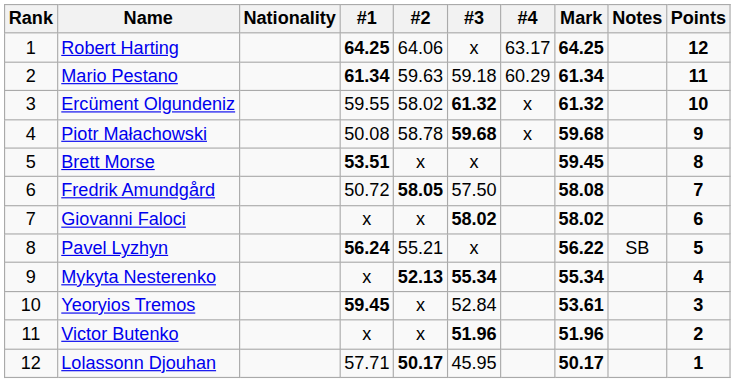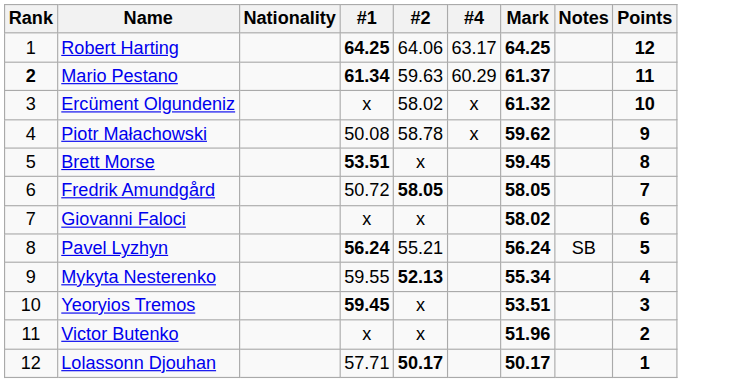- column: (474, 18)
(31, 76) normal -> (31, 76) bold
(581, 76) 61.34 -> (528, 76) 61.37
(367, 104) 59.55 -> (367, 104) x
(581, 133) 59.68 -> (528, 133) 59.62
(581, 190) 58.08 -> (528, 190) 58.05
(581, 248) 56.22 -> (528, 248) 56.24
(367, 276) x -> (367, 276) 59.55
(581, 305) 53.61 -> (528, 305) 53.51
